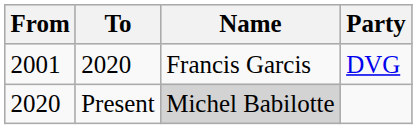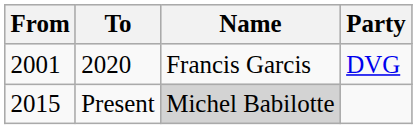(35, 103) 2020 -> (35, 103) 2015
